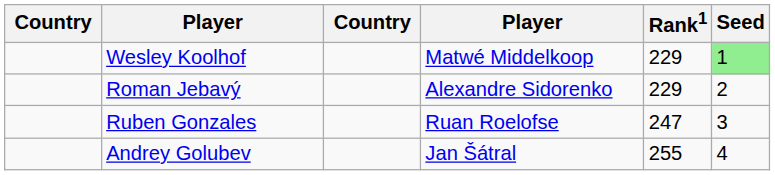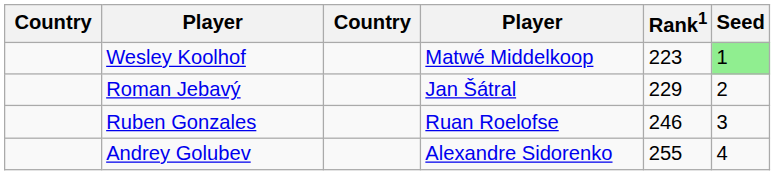(665, 57) 229 -> (665, 57) 223
(519, 89) Alexandre Sidorenko -> (471, 89) Jan Šátral
(665, 121) 247 -> (665, 121) 246
(471, 153) Jan Šátral -> (519, 153) Alexandre Sidorenko
